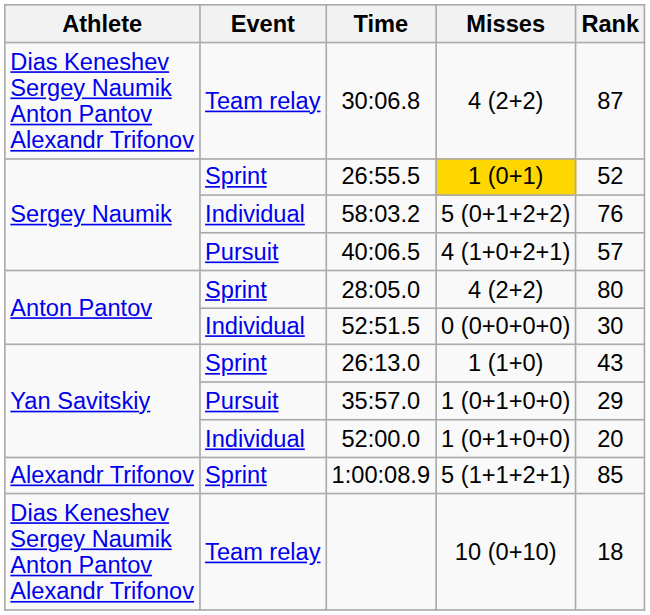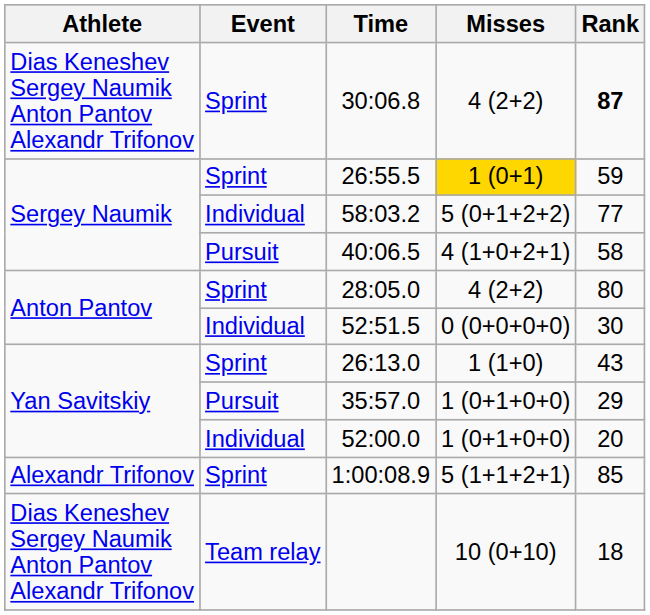(263, 101) Team relay -> (236, 101) Sprint
(610, 101) normal -> (610, 101) bold
(610, 177) 52 -> (610, 177) 59
(610, 215) 76 -> (610, 215) 77
(610, 252) 57 -> (610, 252) 58
